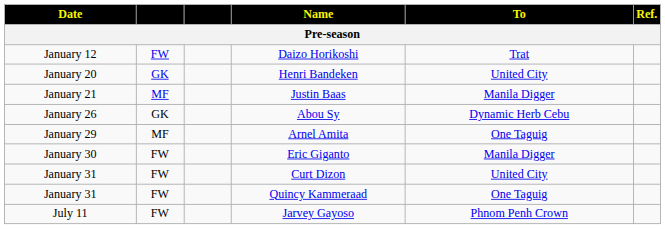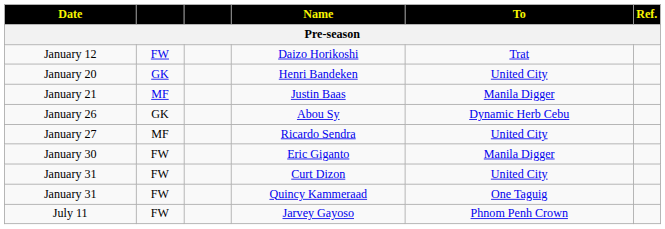+ row: (318, 134)
- row: (318, 134)
